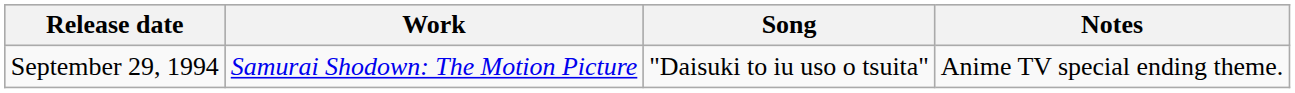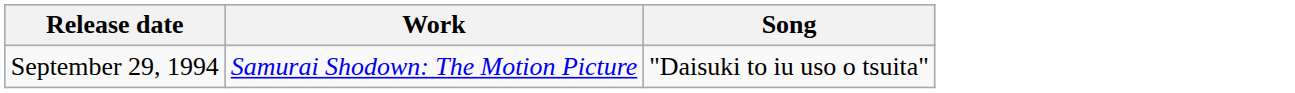- column: (1112, 25)
